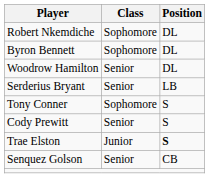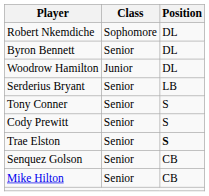(130, 50) Sophomore -> (119, 50) Senior
(119, 68) Senior -> (118, 68) Junior
(130, 104) Sophomore -> (119, 104) Senior
(118, 141) Junior -> (119, 141) Senior
+ row: (35, 178)
